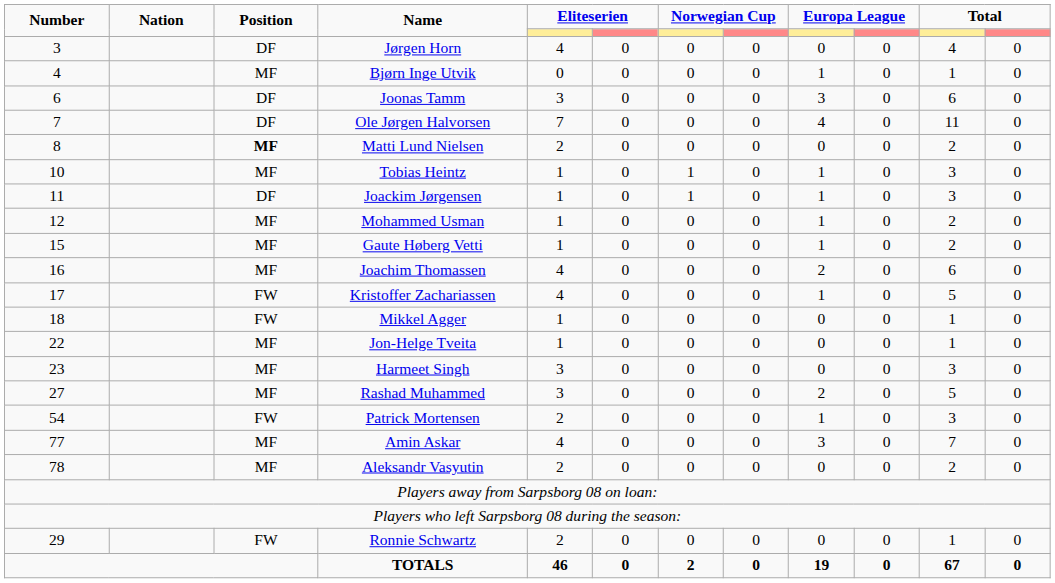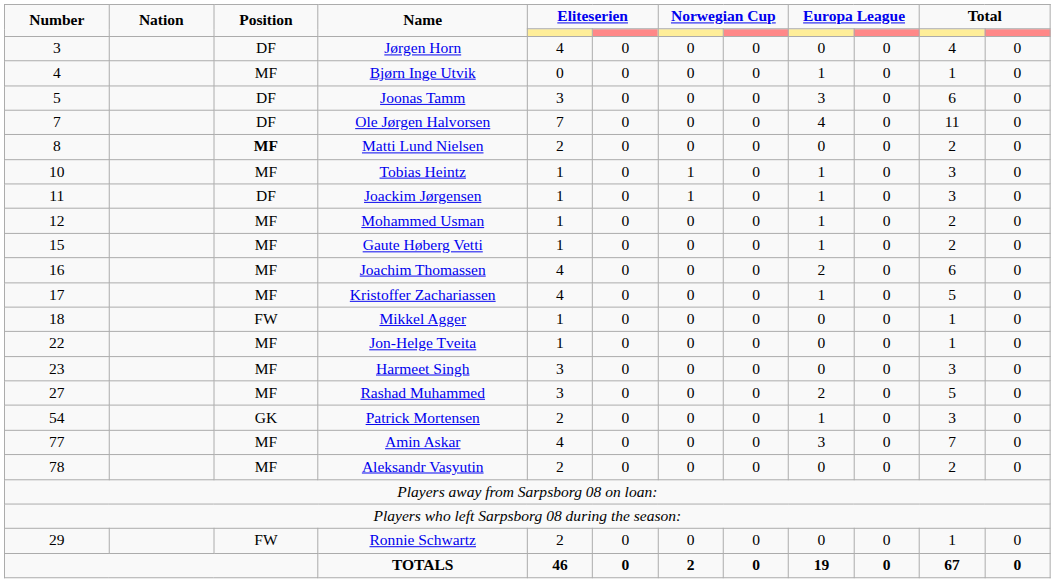(57, 97) 6 -> (57, 97) 5
(266, 294) FW -> (266, 294) MF
(266, 417) FW -> (266, 417) GK
